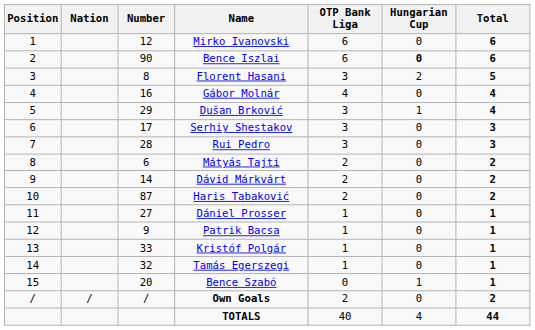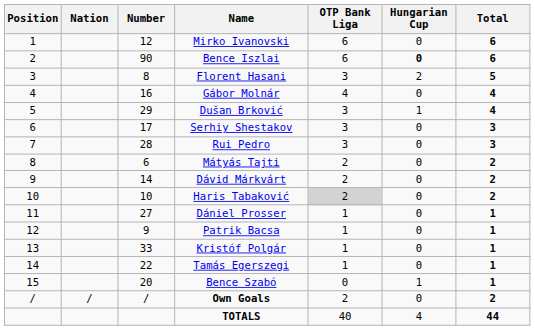(146, 197) 87 -> (146, 197) 10
(345, 197) no background -> (345, 197) lightgrey background
(146, 265) 32 -> (146, 265) 22
